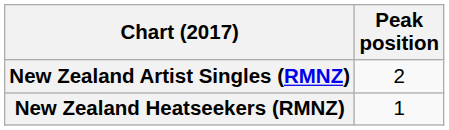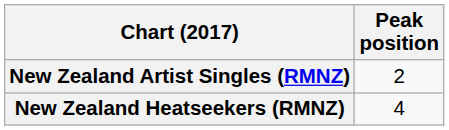(399, 108) 1 -> (399, 108) 4
